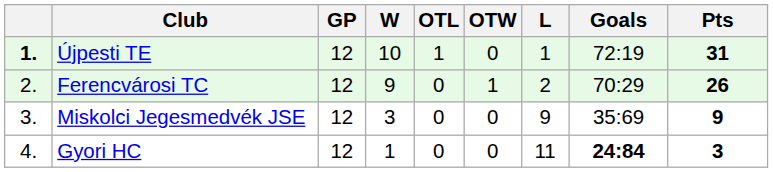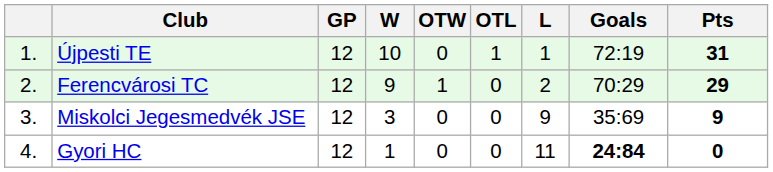columns swapped: (493, 20) <-> (439, 20)
(29, 53) bold -> (29, 53) normal
(718, 85) 26 -> (718, 85) 29
(718, 150) 3 -> (718, 150) 0
